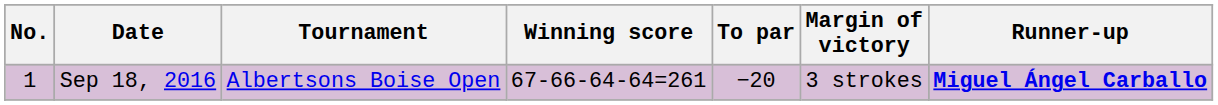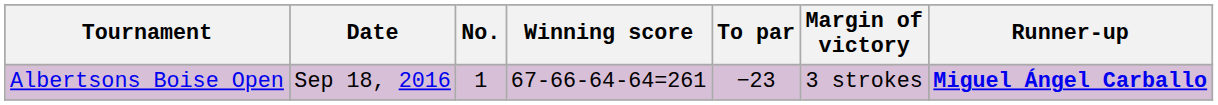columns swapped: (30, 35) <-> (363, 35)
(756, 82) −20 -> (756, 82) −23
